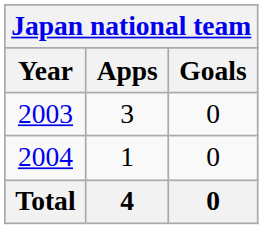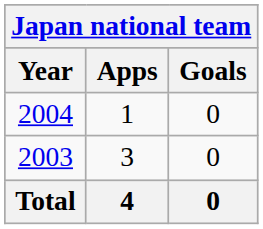rows swapped: (45, 113) <-> (45, 157)
